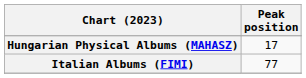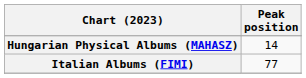(271, 45) 17 -> (271, 45) 14
